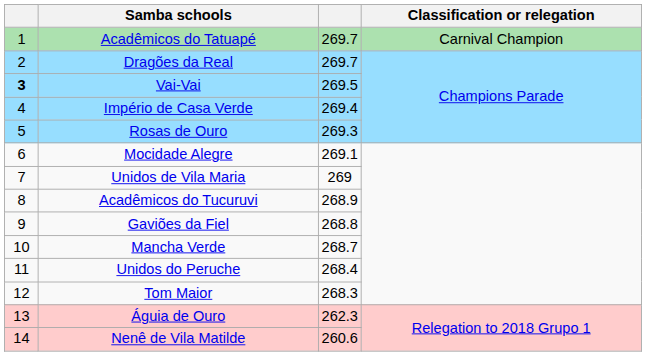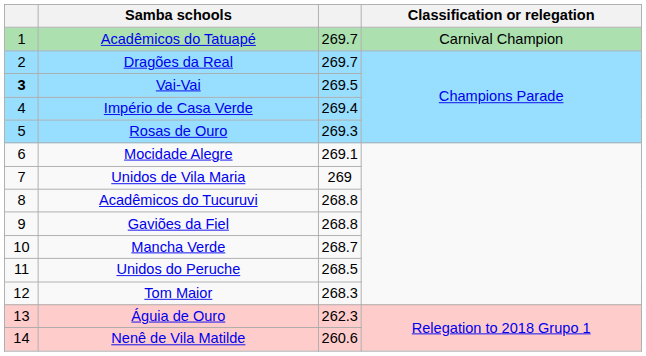(340, 200) 268.9 -> (340, 200) 268.8
(340, 270) 268.4 -> (340, 270) 268.5
